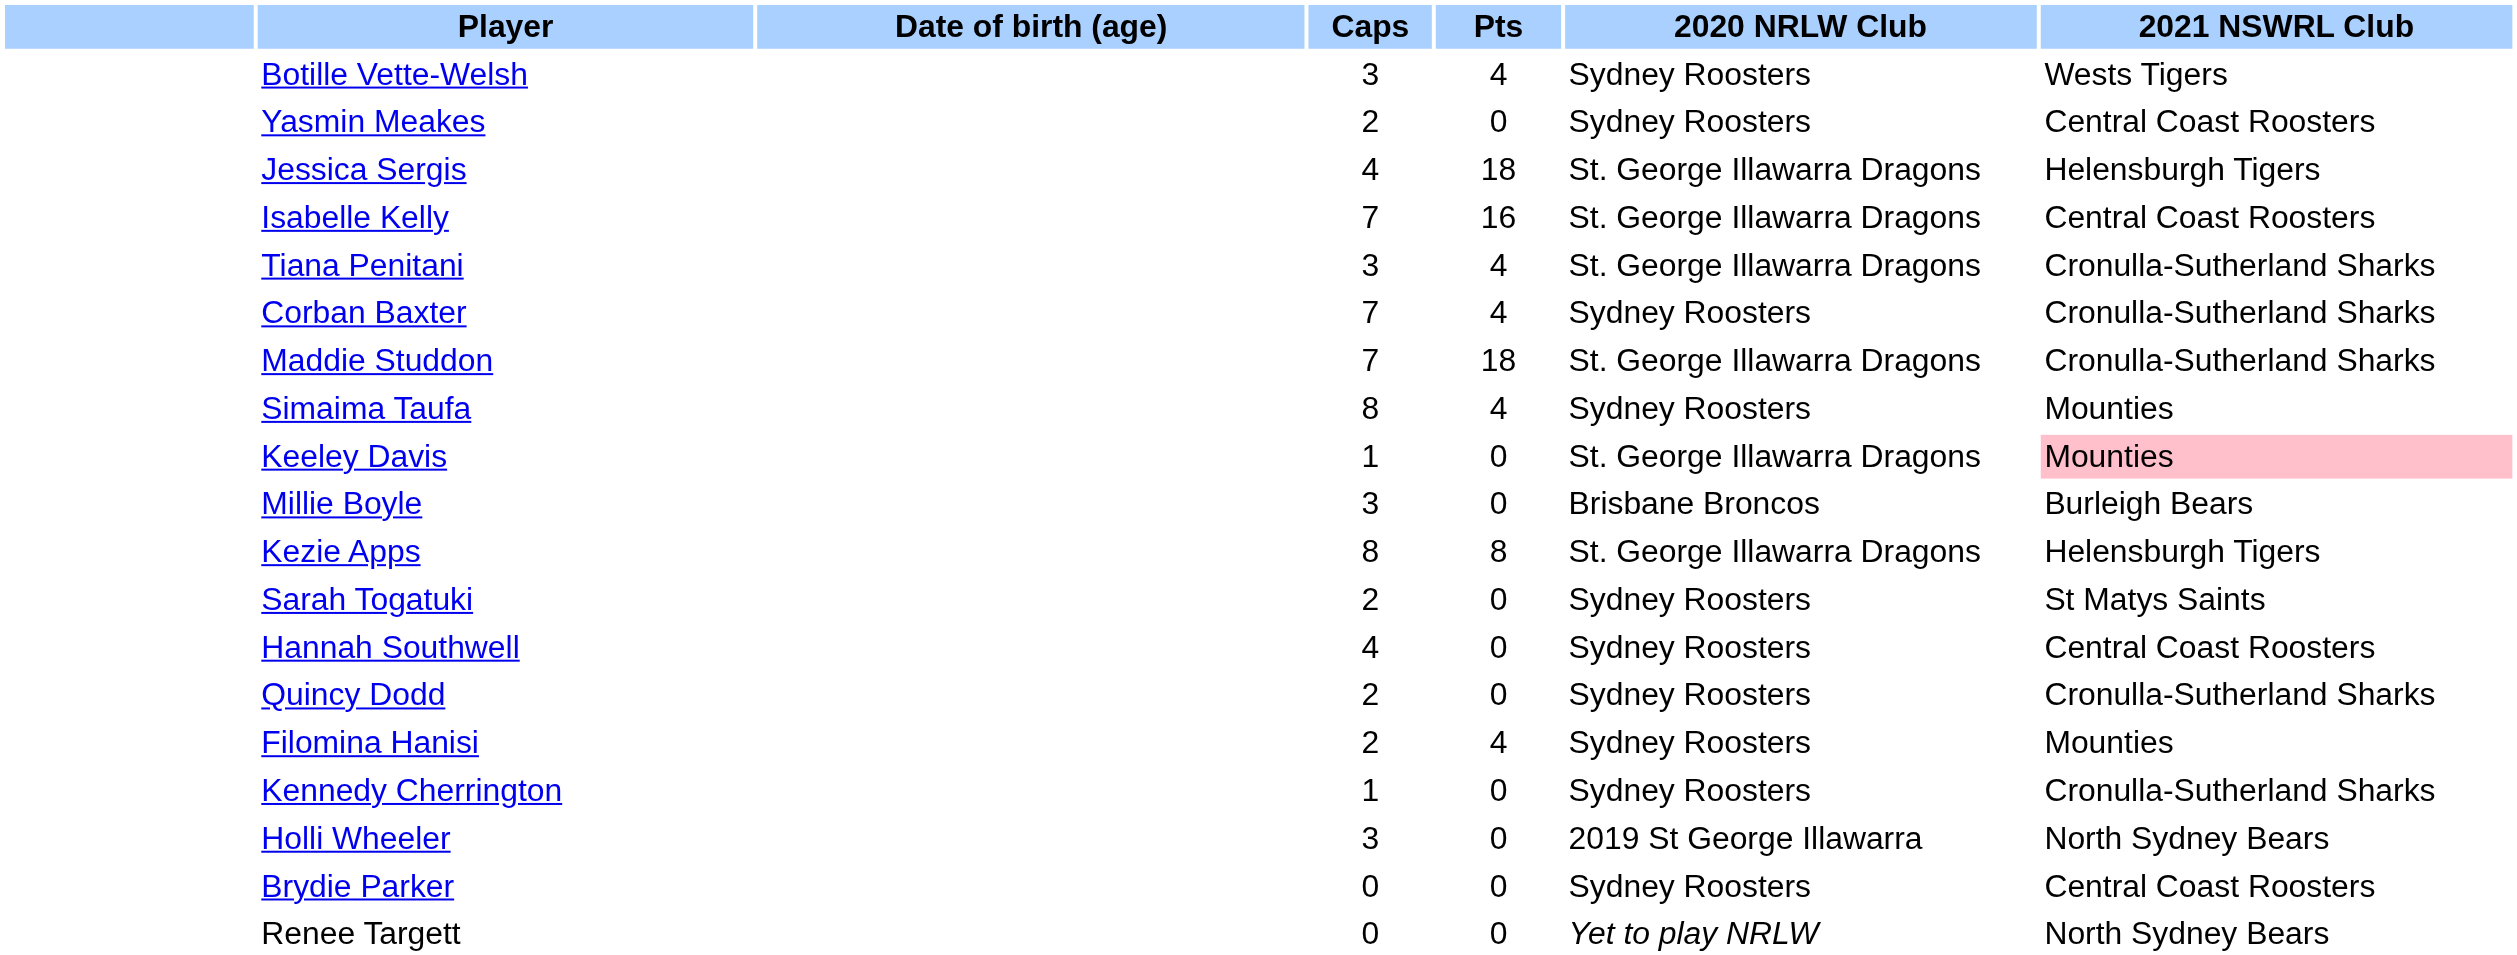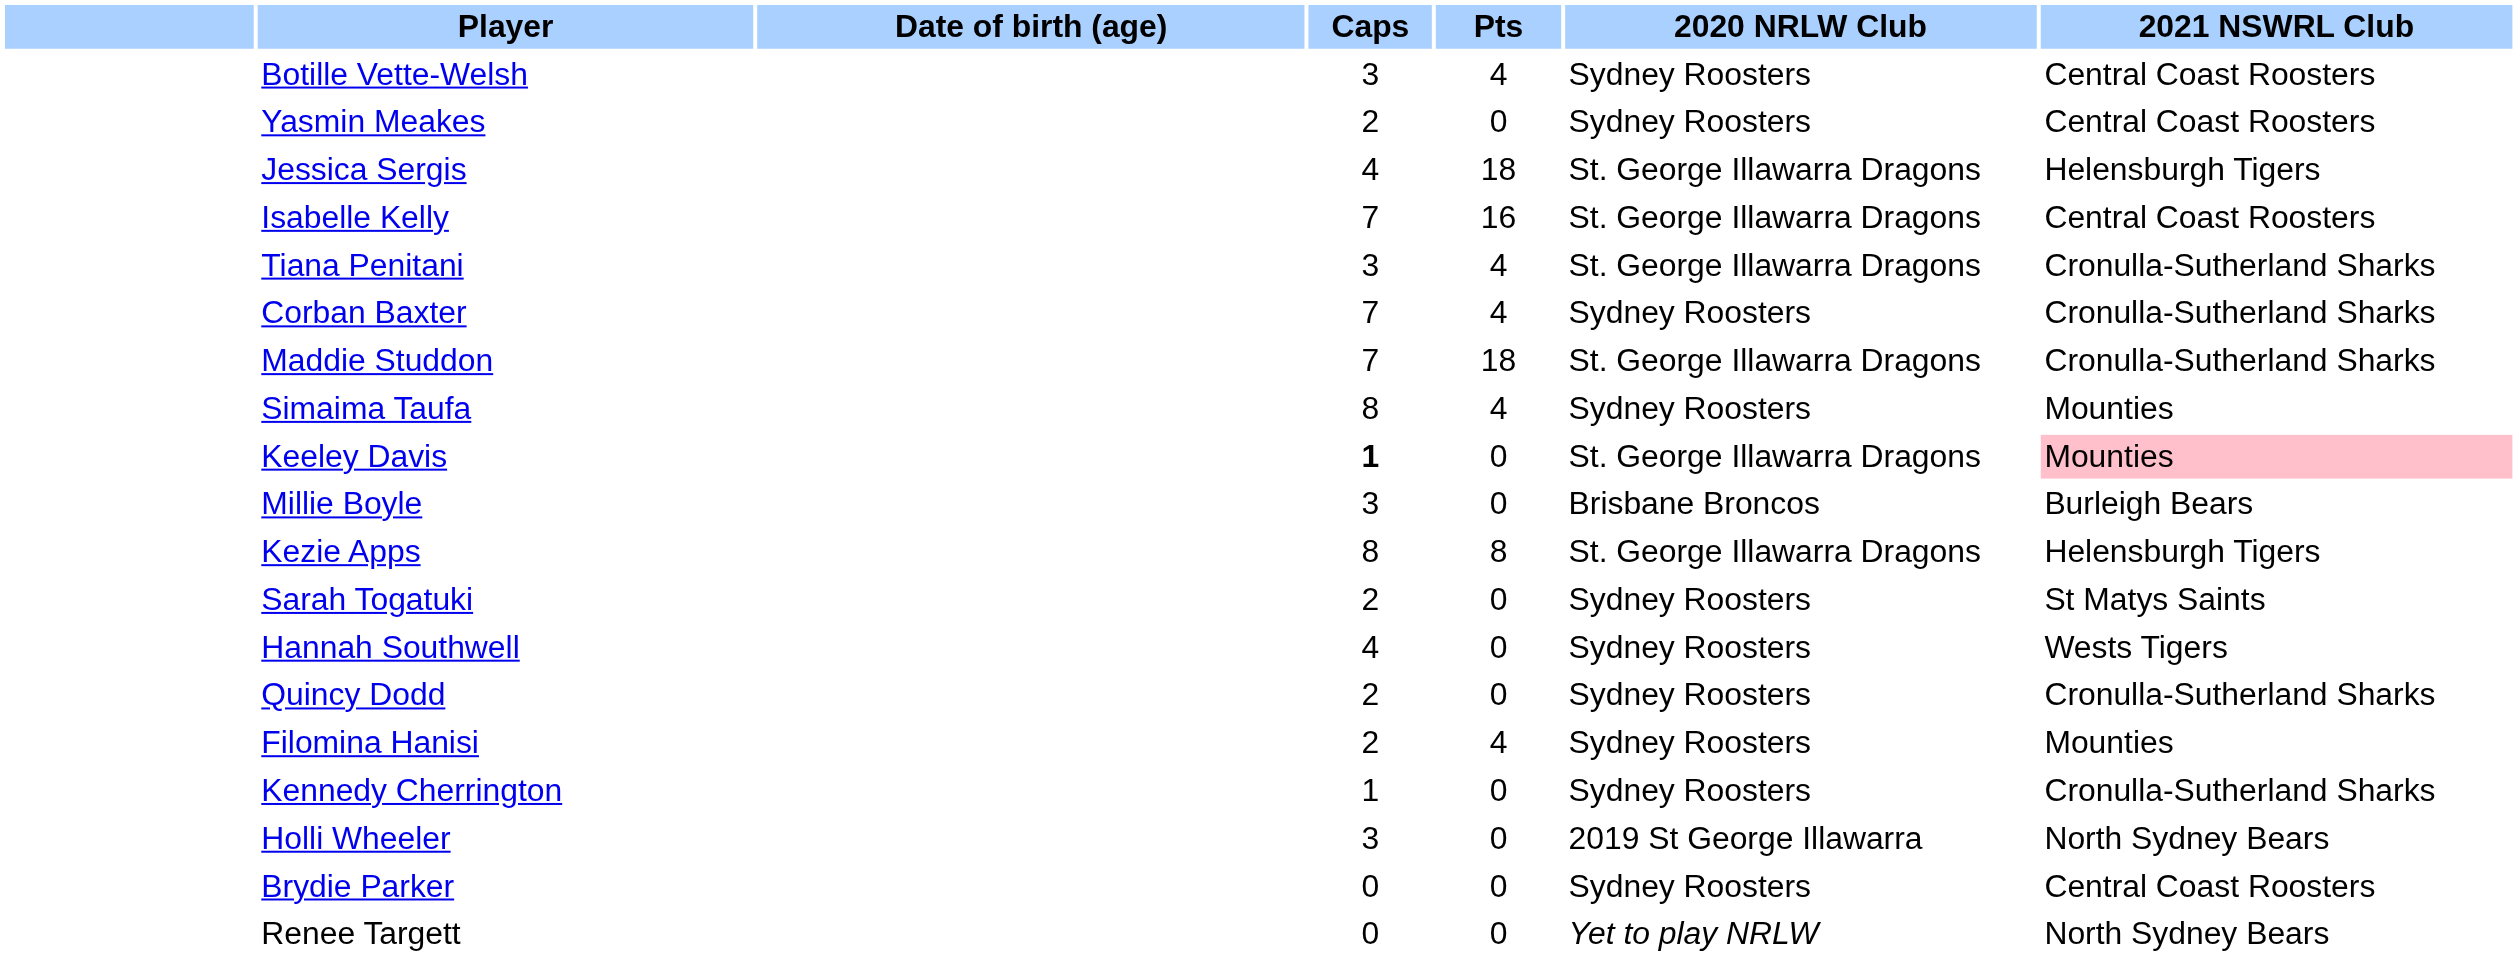(2136, 74) Wests Tigers -> (2210, 74) Central Coast Roosters
(1370, 456) normal -> (1370, 456) bold
(2210, 647) Central Coast Roosters -> (2136, 647) Wests Tigers
